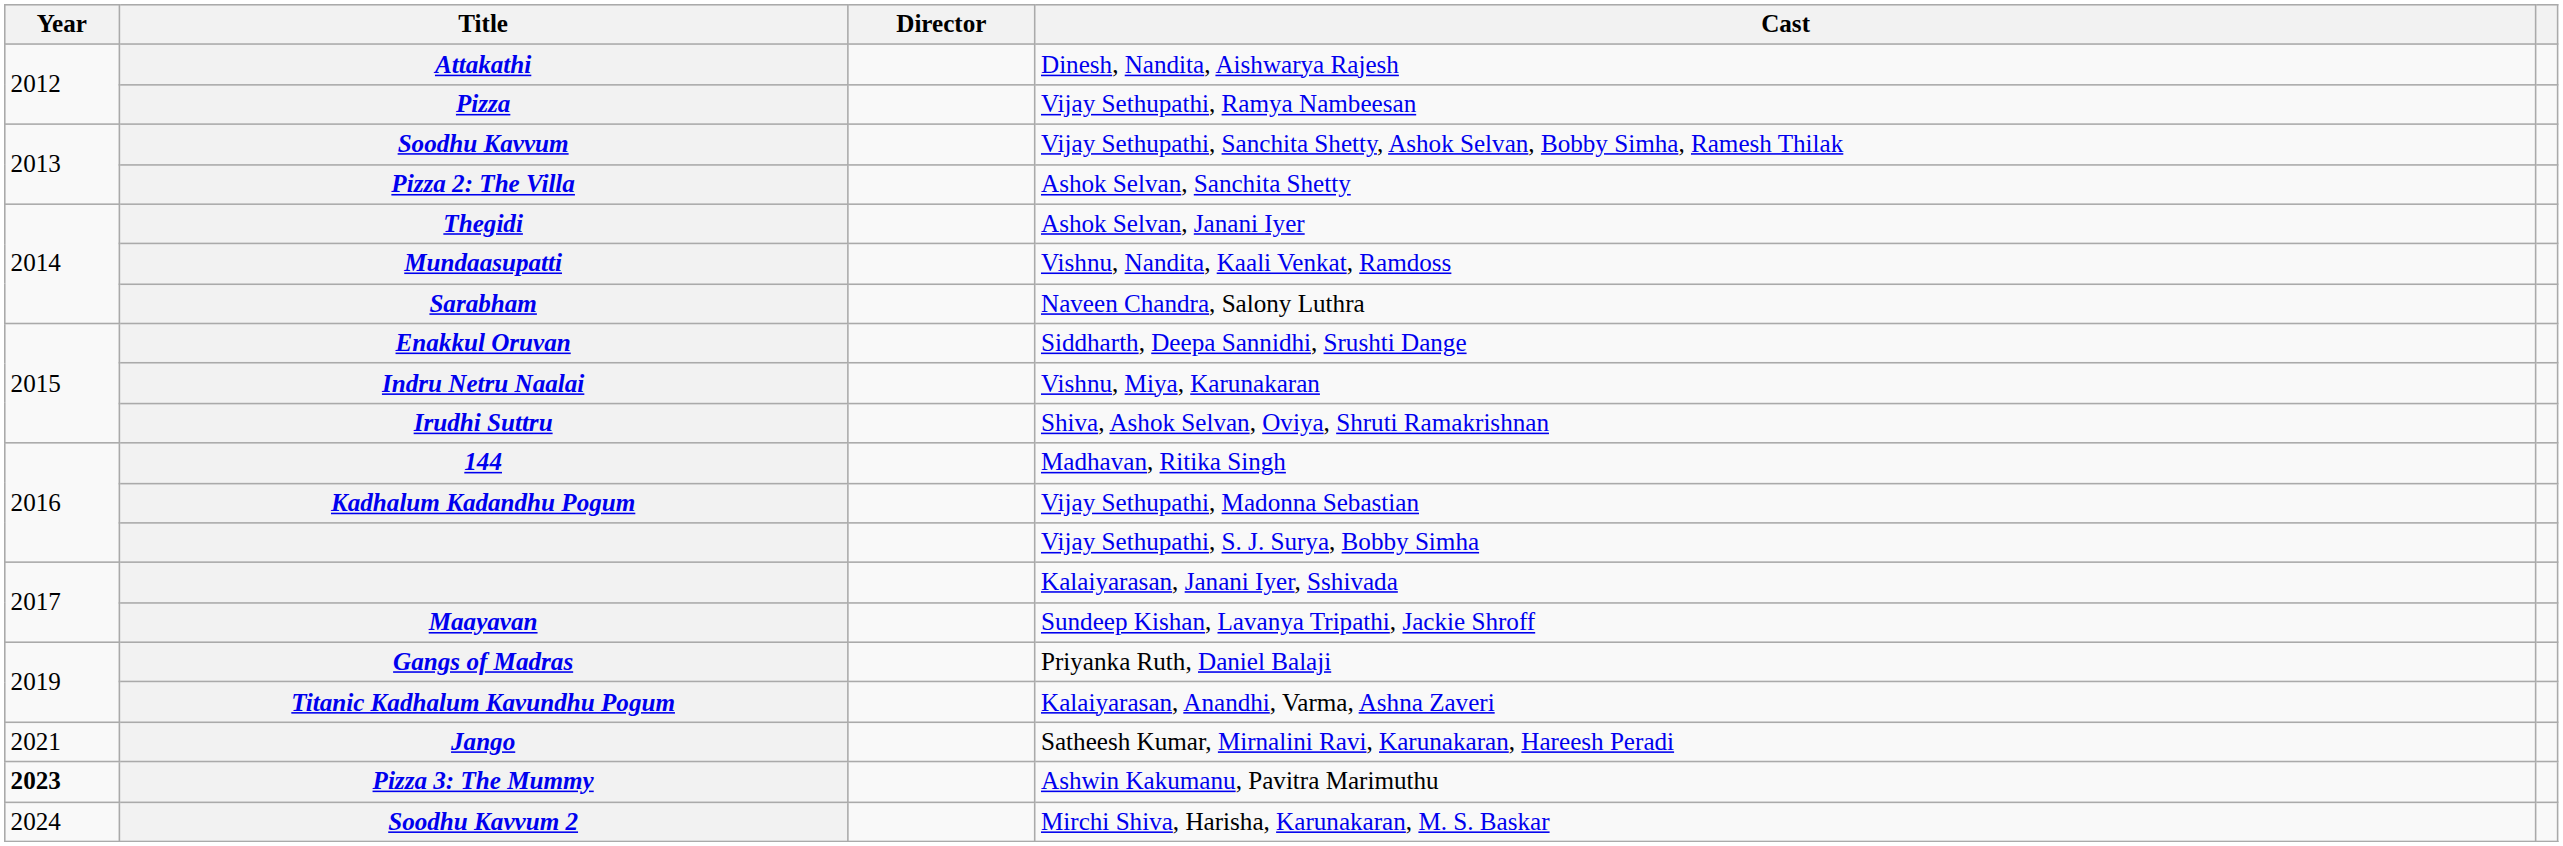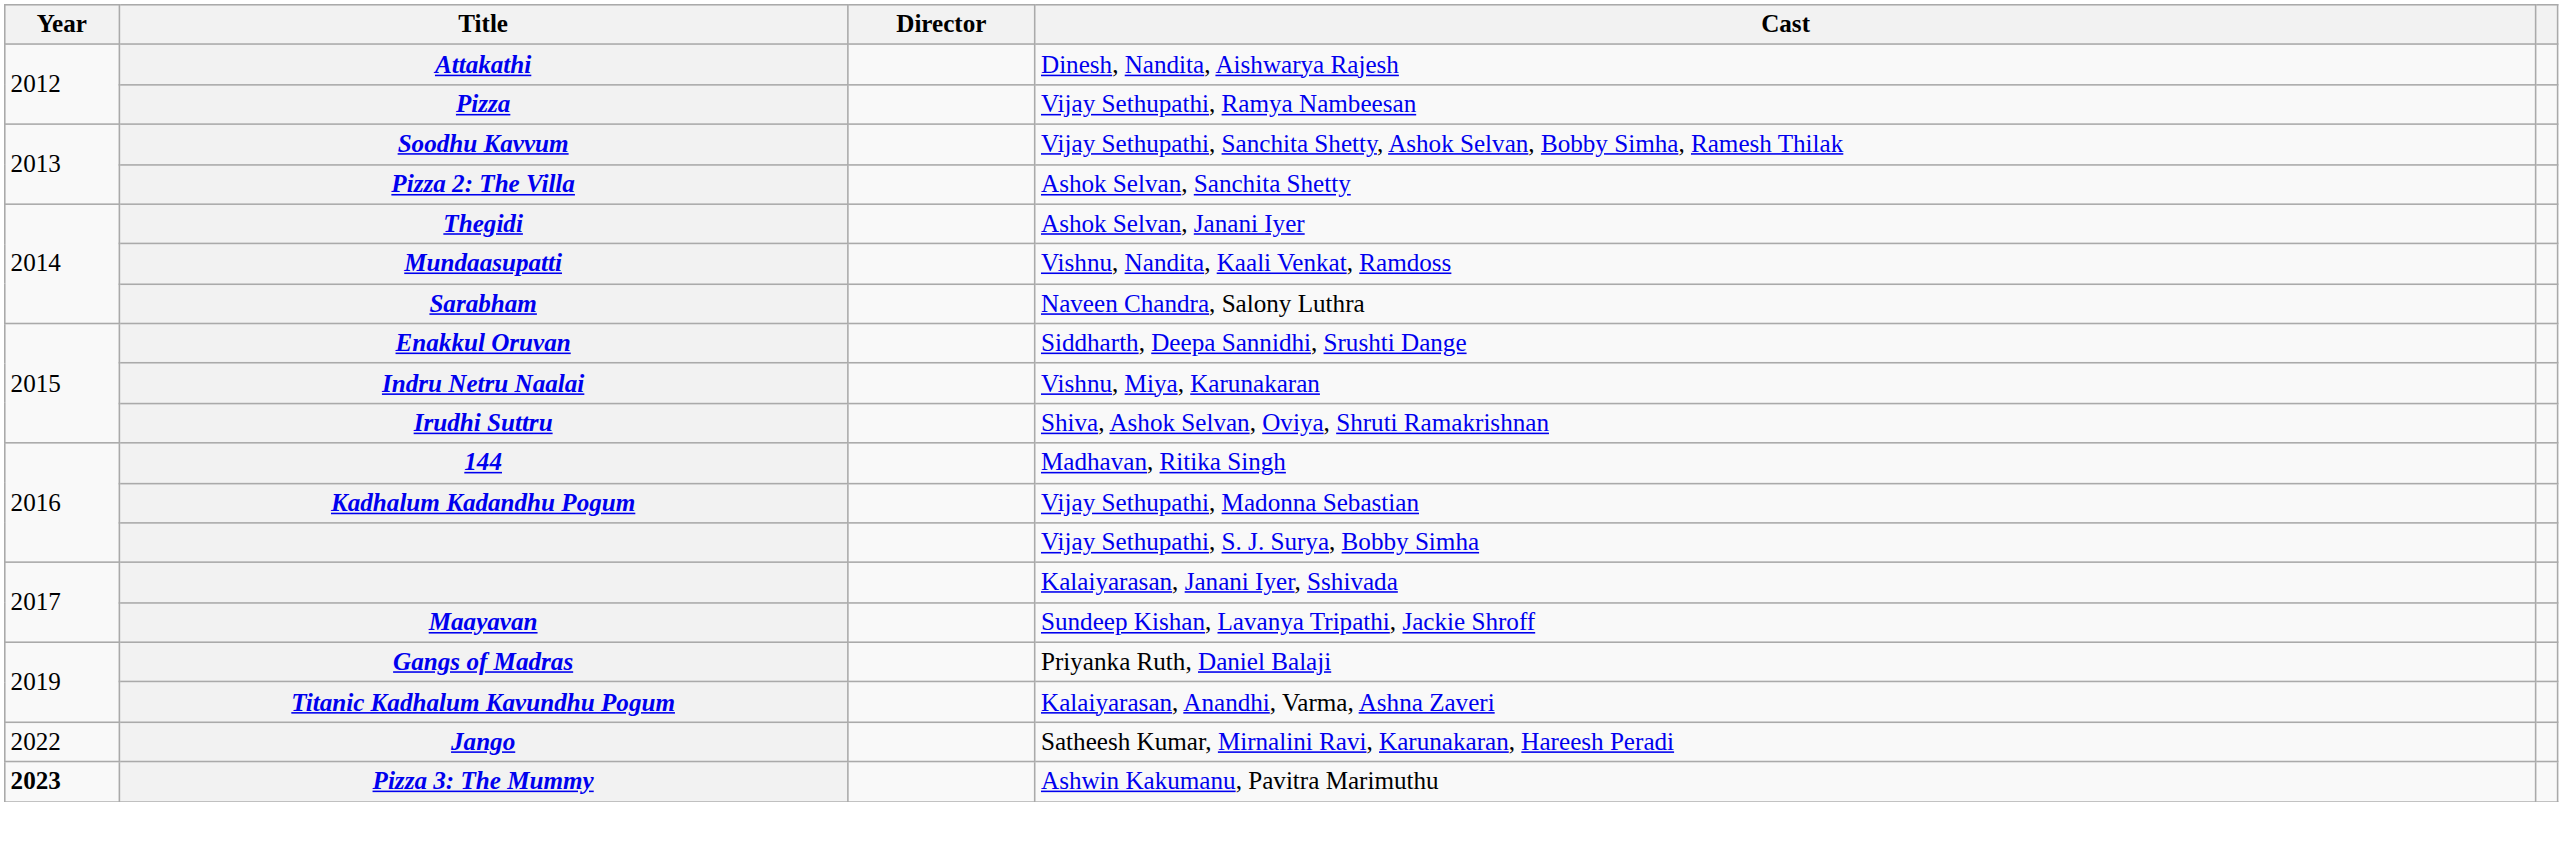(36, 741) 2021 -> (36, 741) 2022
- row: (1295, 821)
